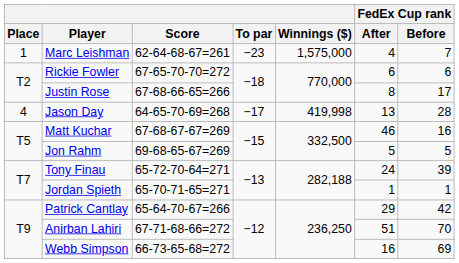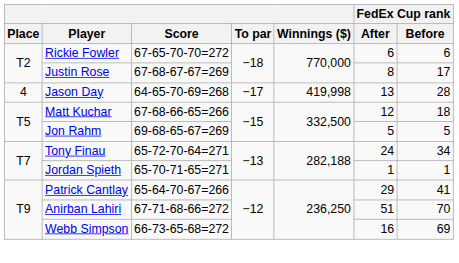- row: (87, 53)
(182, 92) 67-68-66-65=266 -> (182, 72) 67-68-67-67=269
(182, 131) 67-68-67-67=269 -> (182, 111) 67-68-66-65=266
(388, 131) 46 -> (387, 111) 12
(444, 131) 16 -> (443, 111) 18
(444, 170) 39 -> (443, 151) 34
(444, 209) 42 -> (443, 190) 41
